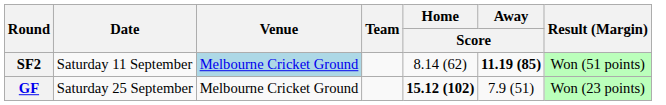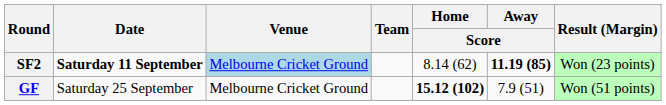(125, 64) normal -> (130, 64) bold
(598, 64) Won (51 points) -> (608, 64) Won (23 points)
(598, 88) Won (23 points) -> (608, 88) Won (51 points)
